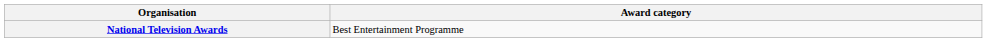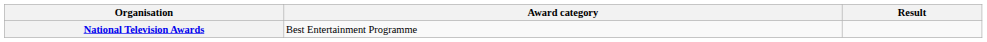+ column: (912, 12)
